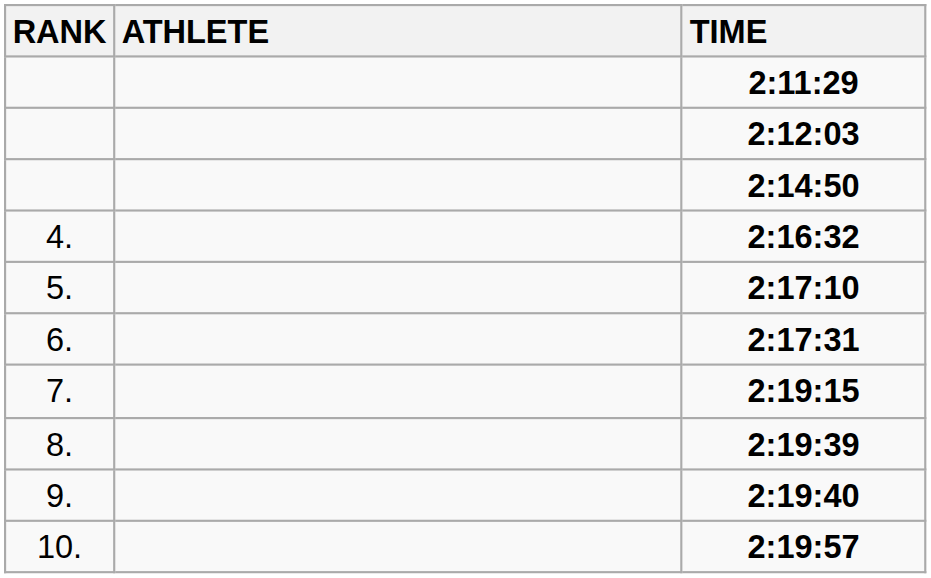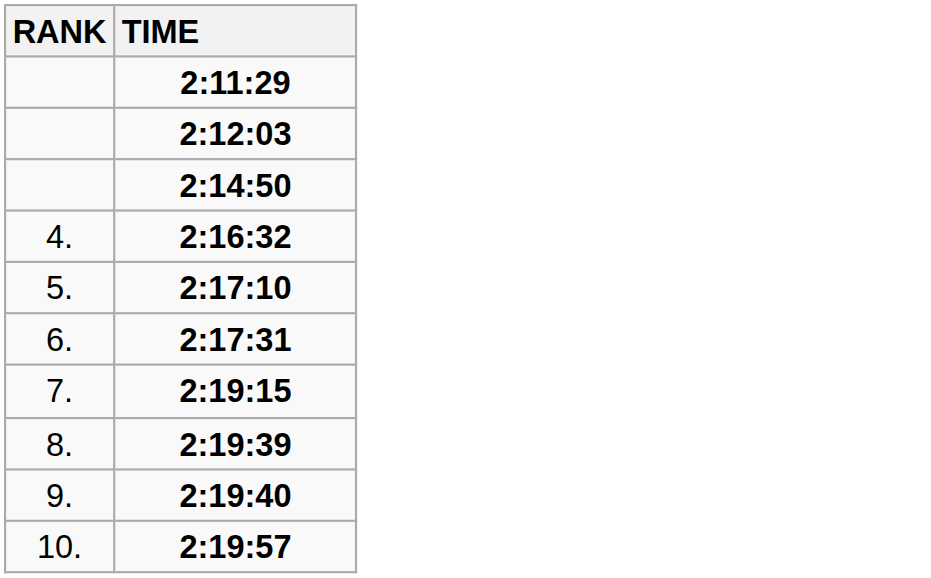- column: (195, 31)
